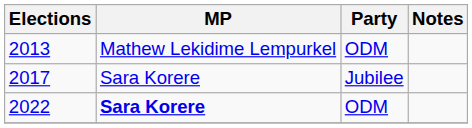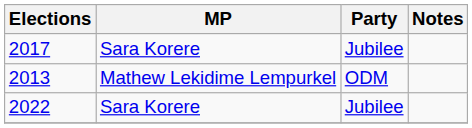rows swapped: (30, 48) <-> (30, 78)
(153, 107) bold -> (150, 107) normal
(366, 107) ODM -> (374, 107) Jubilee
